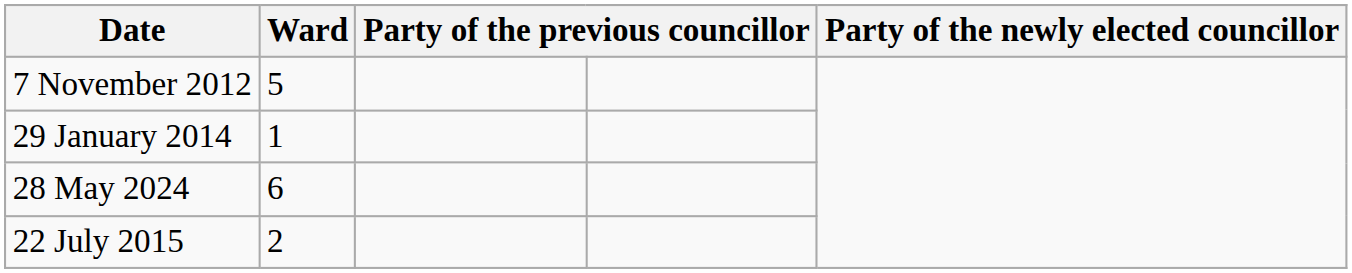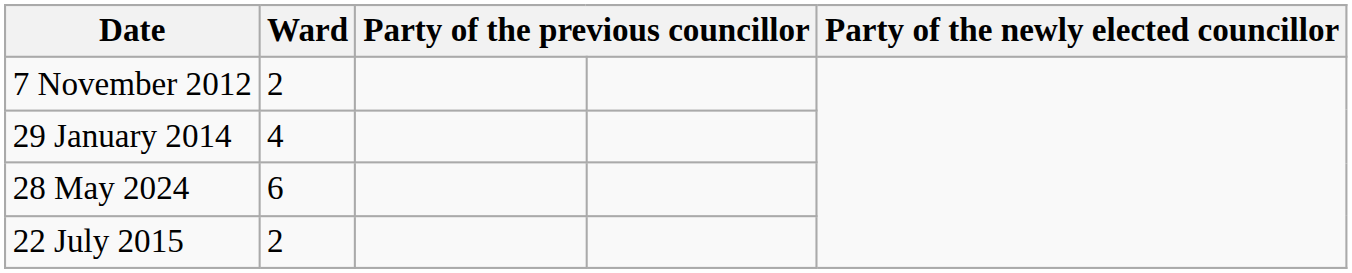(275, 83) 5 -> (275, 83) 2
(275, 135) 1 -> (275, 135) 4
